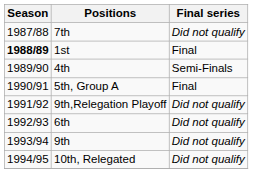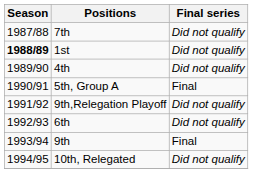(184, 50) Final -> (208, 50) Did not qualify
(202, 68) Semi-Finals -> (208, 68) Did not qualify
(208, 141) Did not qualify -> (184, 141) Final
